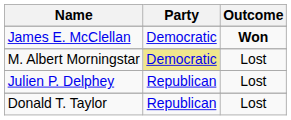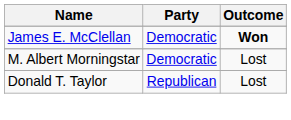(182, 59) khaki background -> (182, 59) no background
- row: (61, 81)
